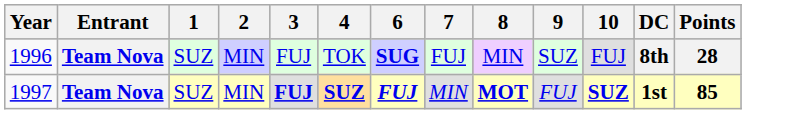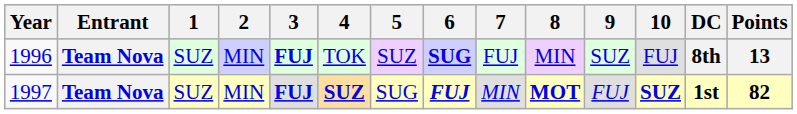+ column: (397, 21)
(294, 56) normal -> (294, 56) bold
(707, 56) 28 -> (759, 56) 13
(707, 91) 85 -> (759, 91) 82
